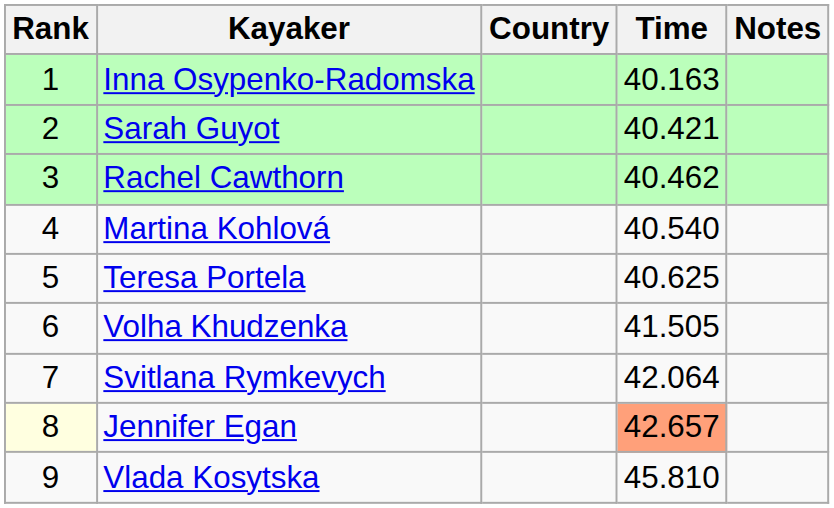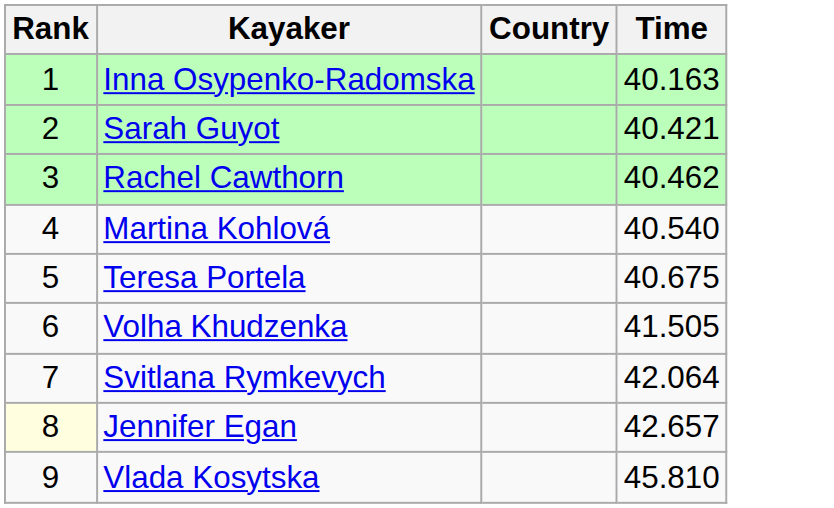- column: (778, 29)
(672, 278) 40.625 -> (672, 278) 40.675
(672, 427) lightsalmon background -> (672, 427) no background
